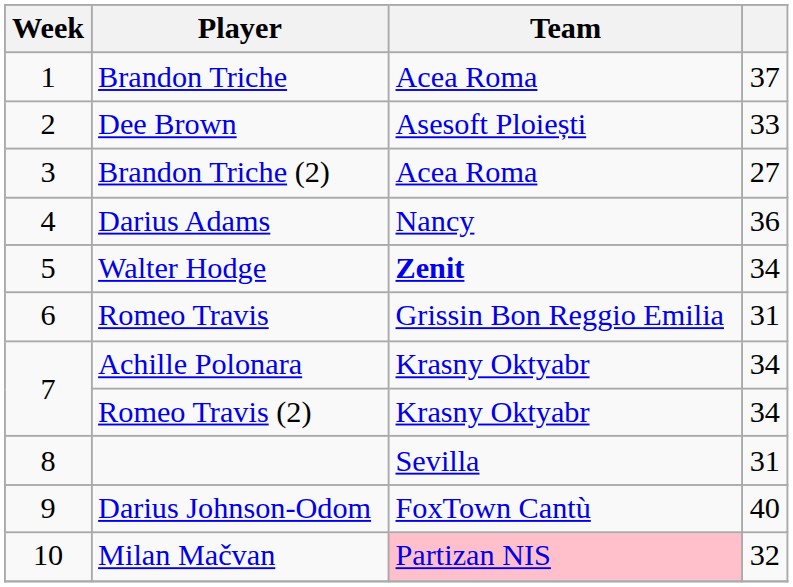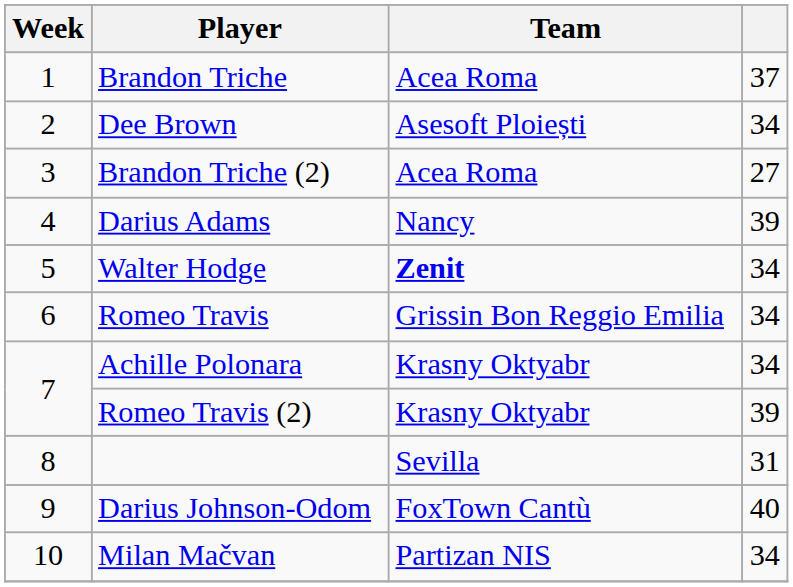(765, 124) 33 -> (765, 124) 34
(765, 220) 36 -> (765, 220) 39
(765, 316) 31 -> (765, 316) 34
(765, 412) 34 -> (765, 412) 39
(473, 556) pink background -> (473, 556) no background
(765, 556) 32 -> (765, 556) 34
